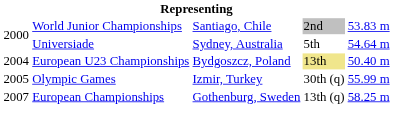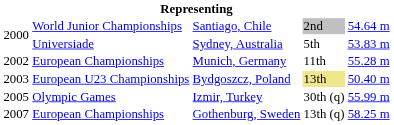(369, 26) 53.83 m -> (369, 26) 54.64 m
(369, 43) 54.64 m -> (369, 43) 53.83 m
+ row: (239, 61)
(16, 61) 2004 -> (16, 79) 2003
